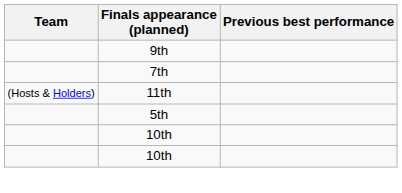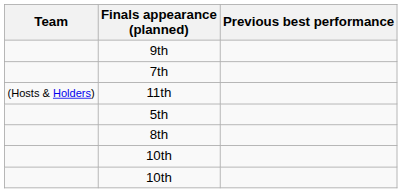+ row: (51, 135)
